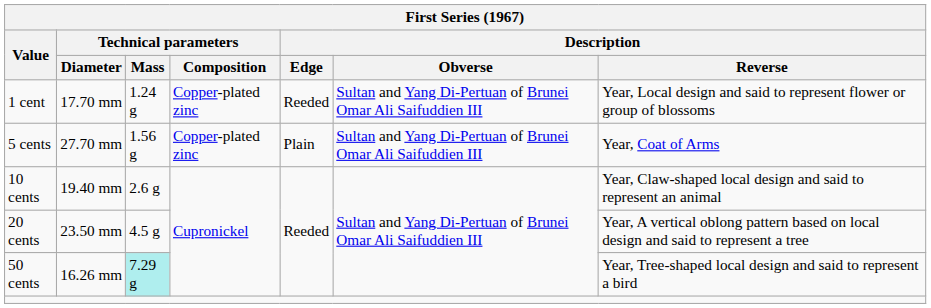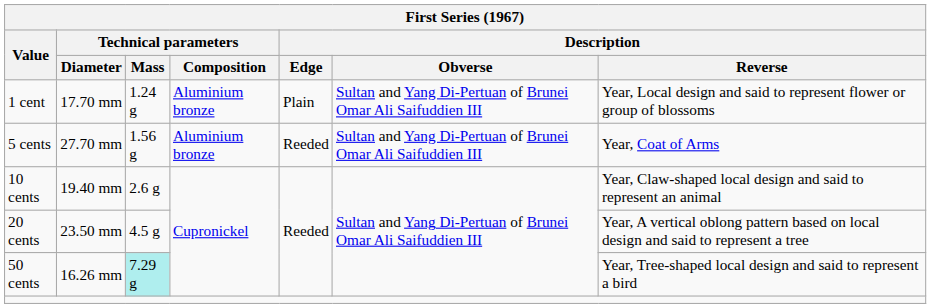(216, 102) Copper-plated zinc -> (208, 102) Aluminium bronze
(306, 102) Reeded -> (299, 102) Plain
(216, 145) Copper-plated zinc -> (208, 145) Aluminium bronze
(299, 145) Plain -> (306, 145) Reeded
